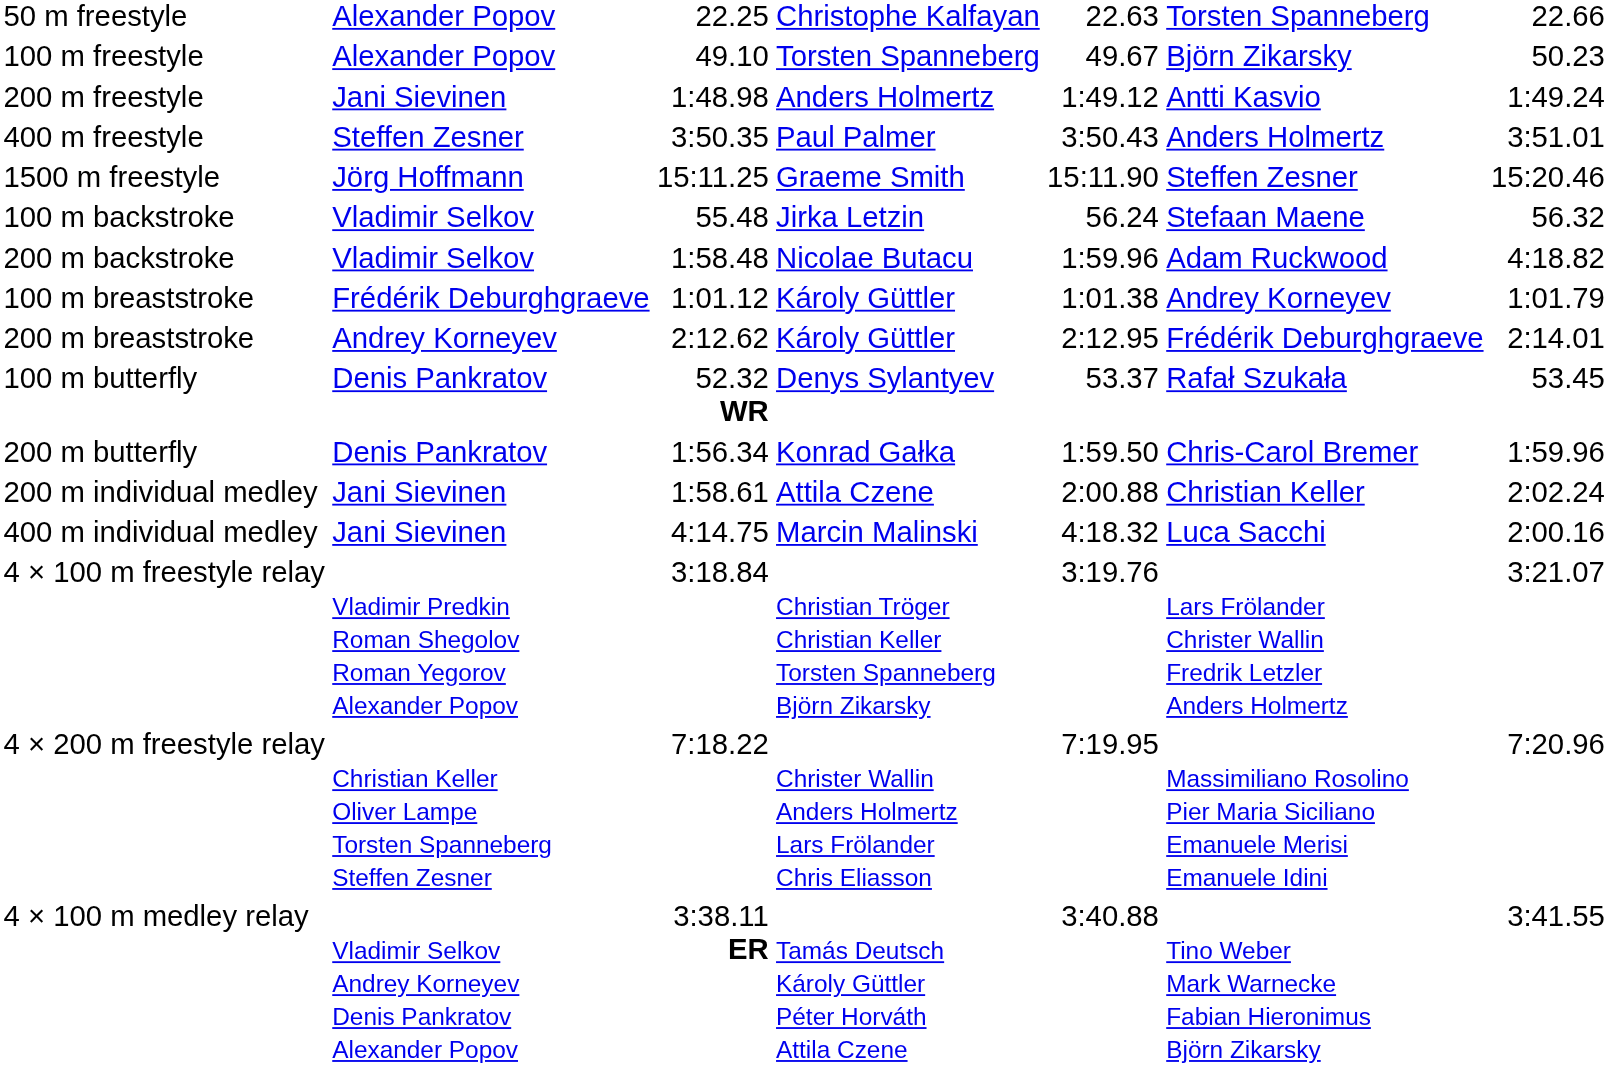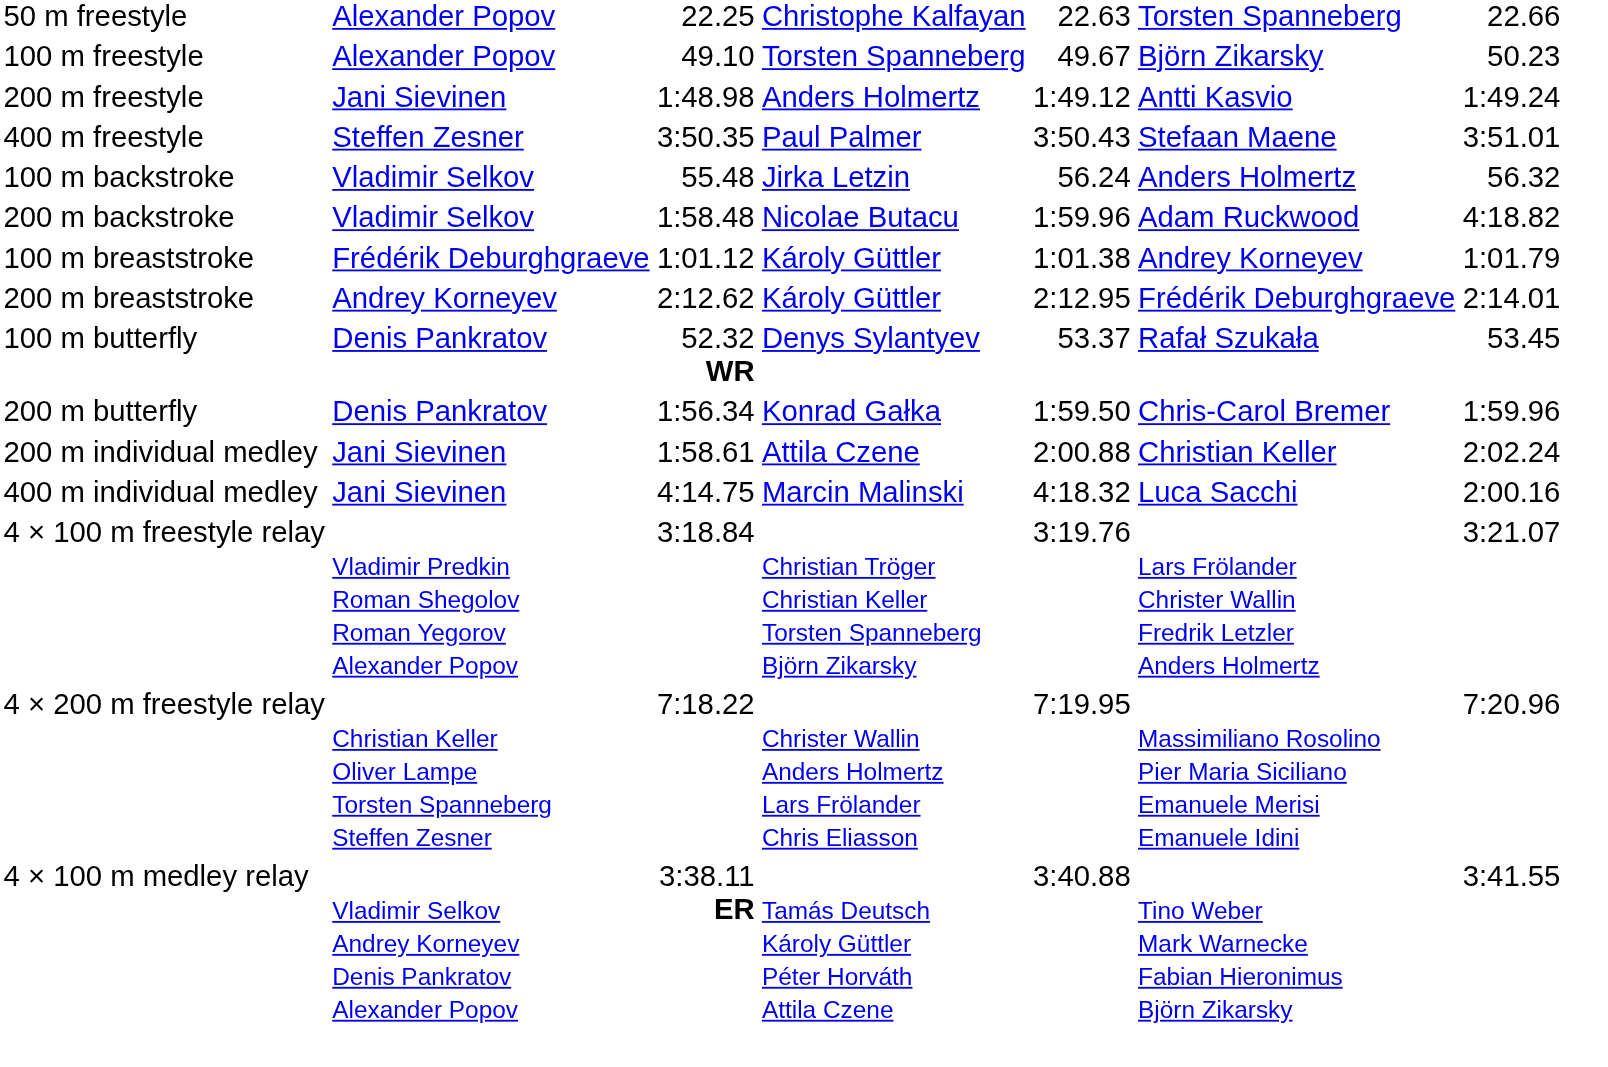(1275, 137) Anders Holmertz -> (1237, 137) Stefaan Maene
- row: (112, 177)
(1266, 217) Stefaan Maene -> (1247, 177) Anders Holmertz
